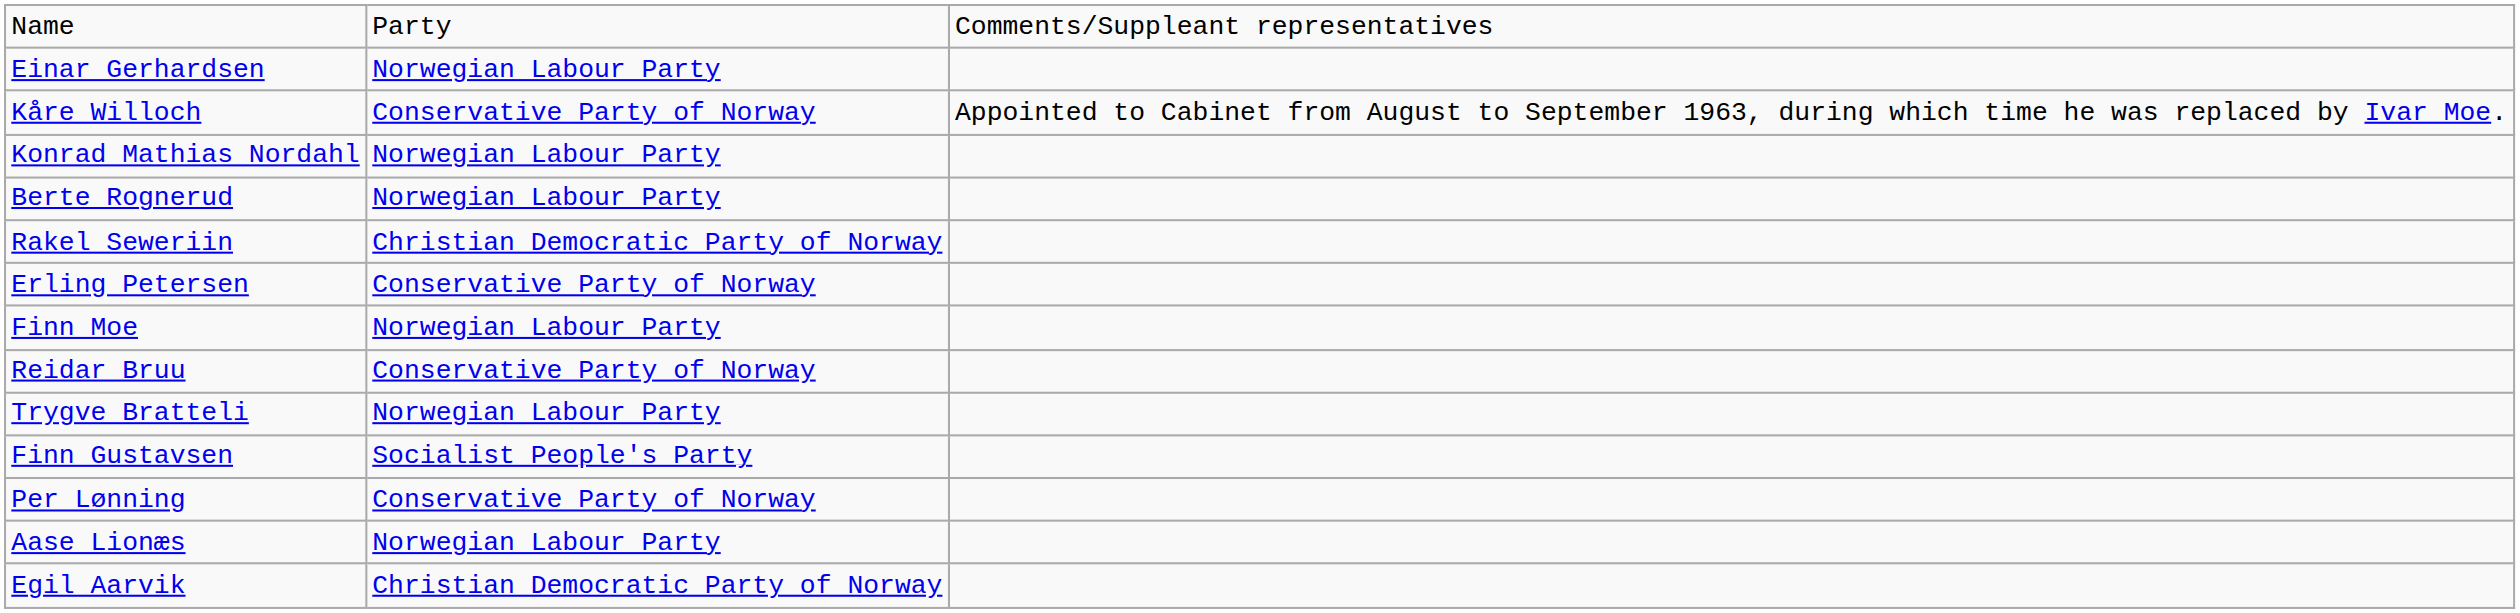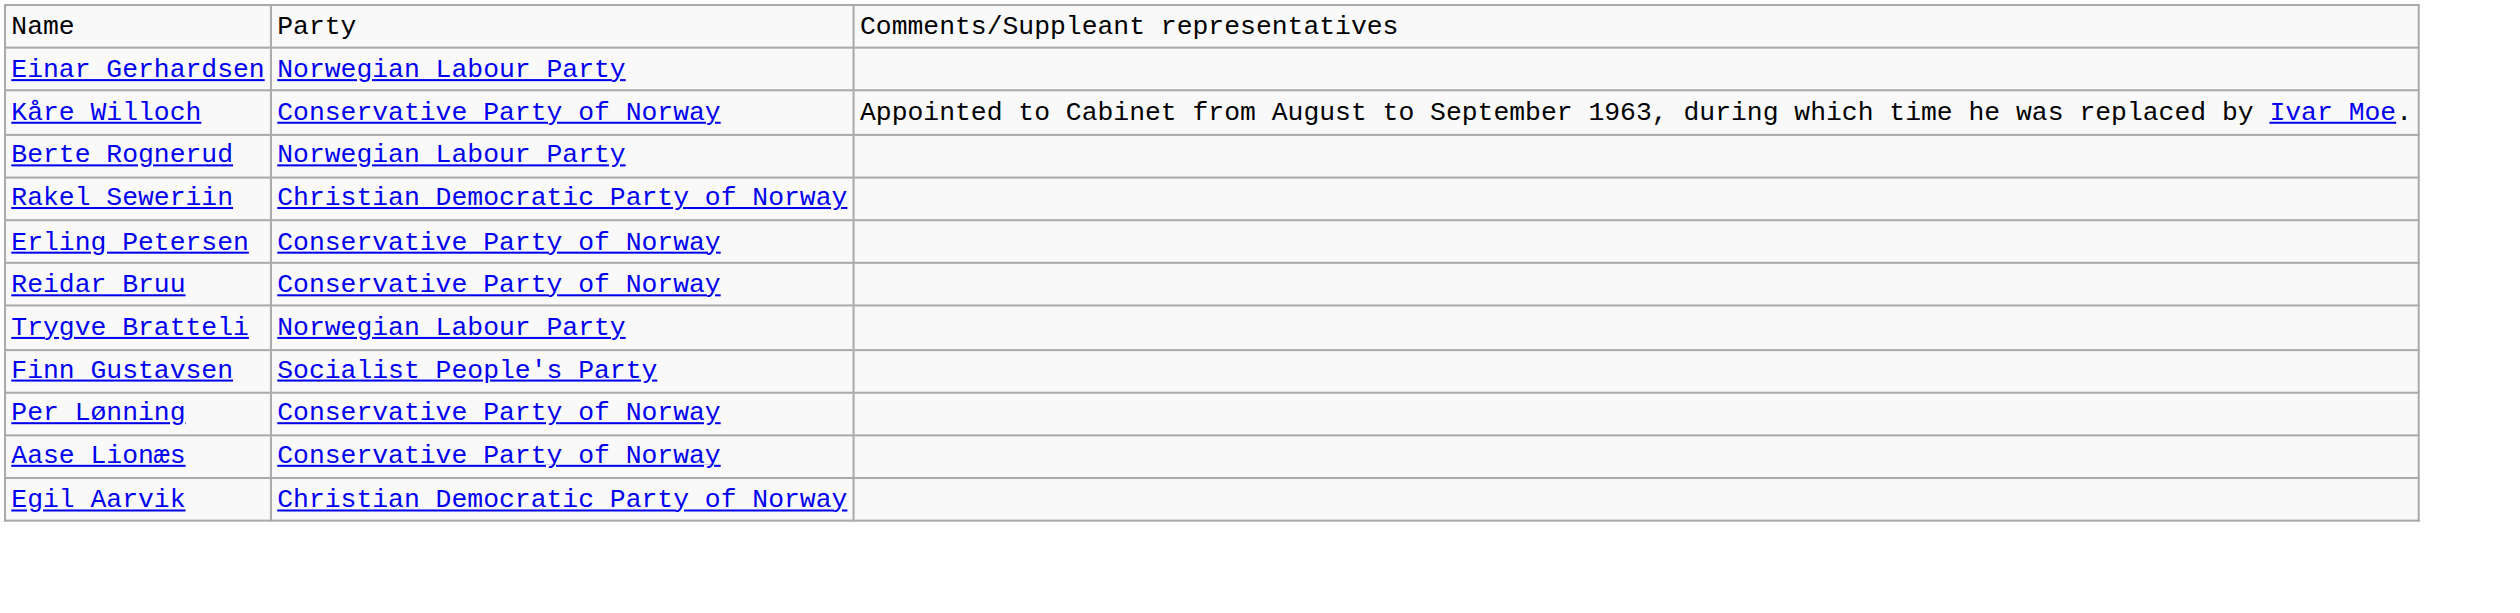- row: (186, 156)
- row: (75, 328)
(547, 543) Norwegian Labour Party -> (499, 457) Conservative Party of Norway
